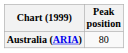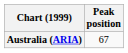(104, 39) 80 -> (104, 39) 67
